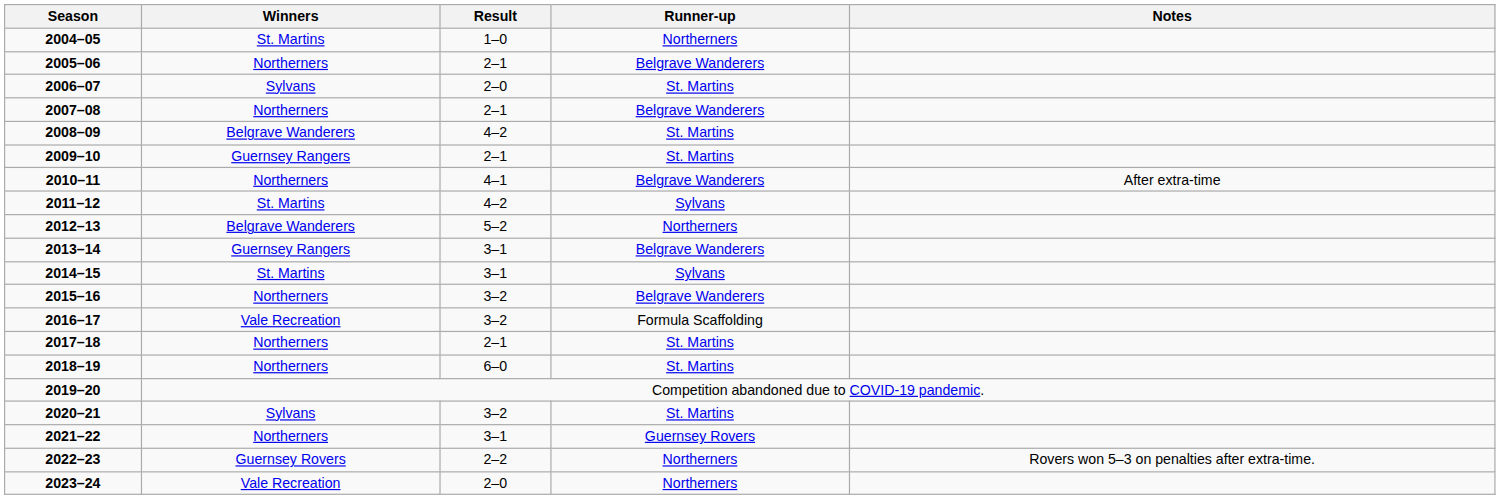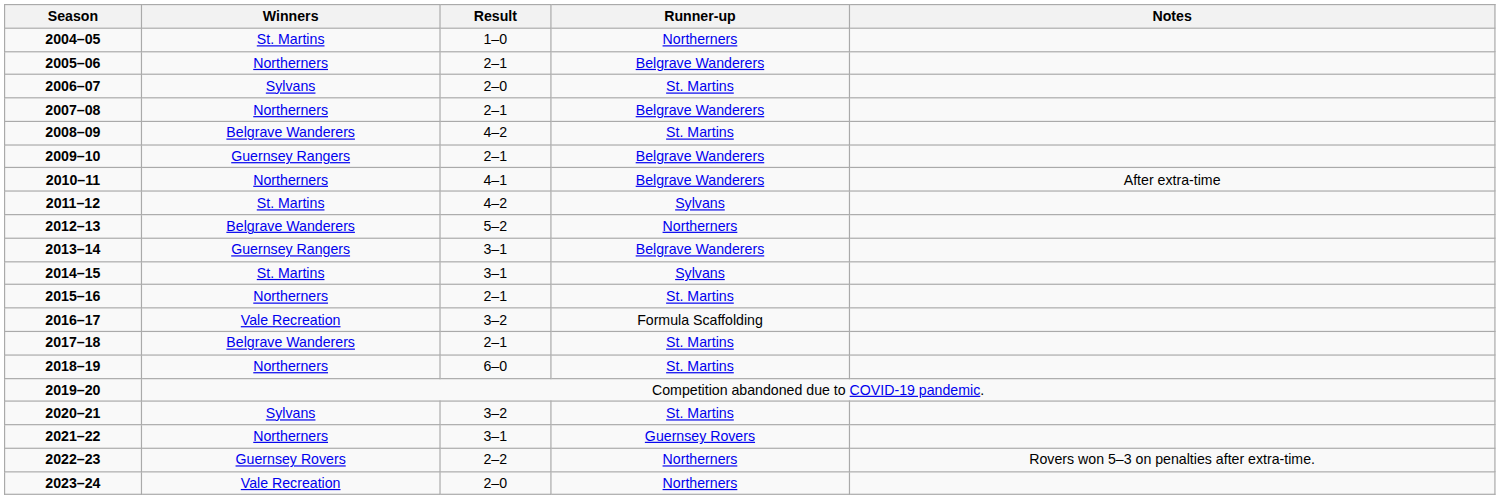(700, 156) St. Martins -> (700, 156) Belgrave Wanderers
(495, 296) 3–2 -> (495, 296) 2–1
(700, 296) Belgrave Wanderers -> (700, 296) St. Martins
(291, 343) Northerners -> (291, 343) Belgrave Wanderers
